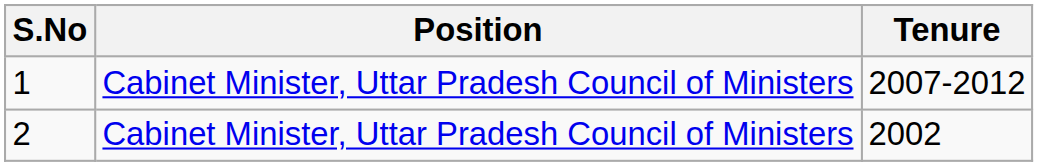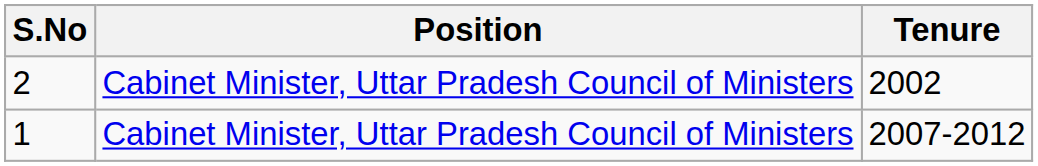rows swapped: (22, 82) <-> (22, 134)
